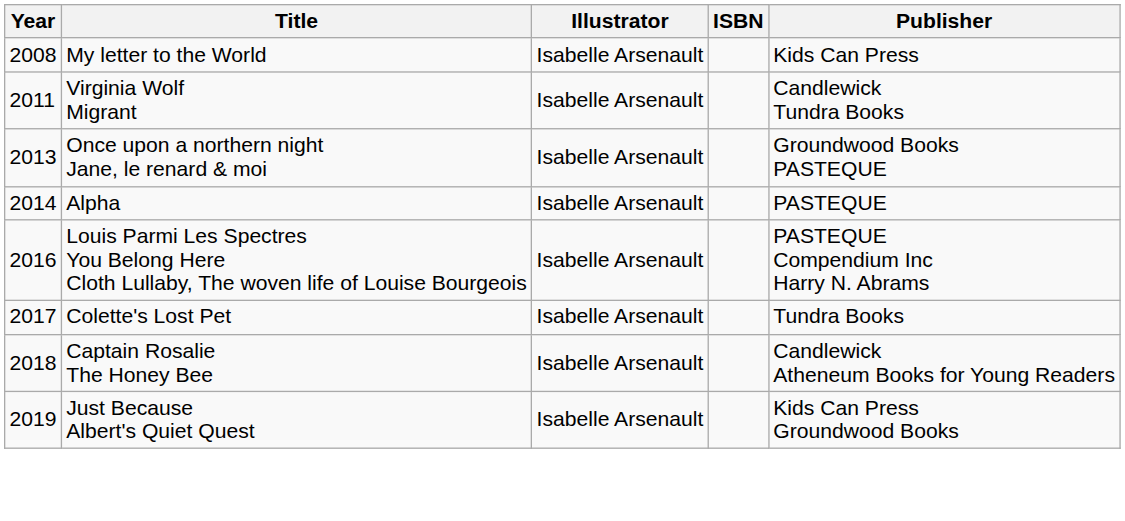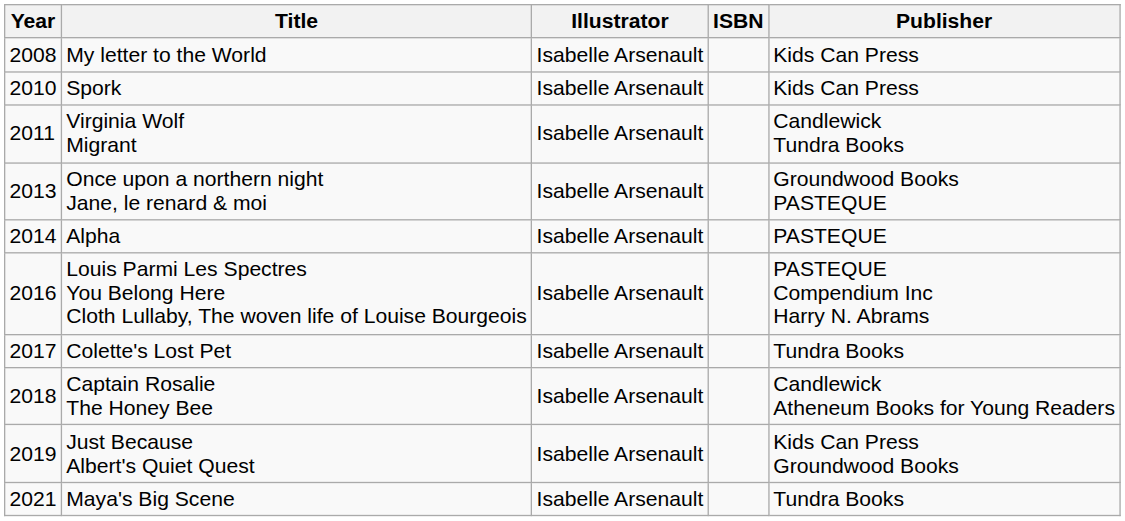+ row: (94, 88)
+ row: (150, 498)
